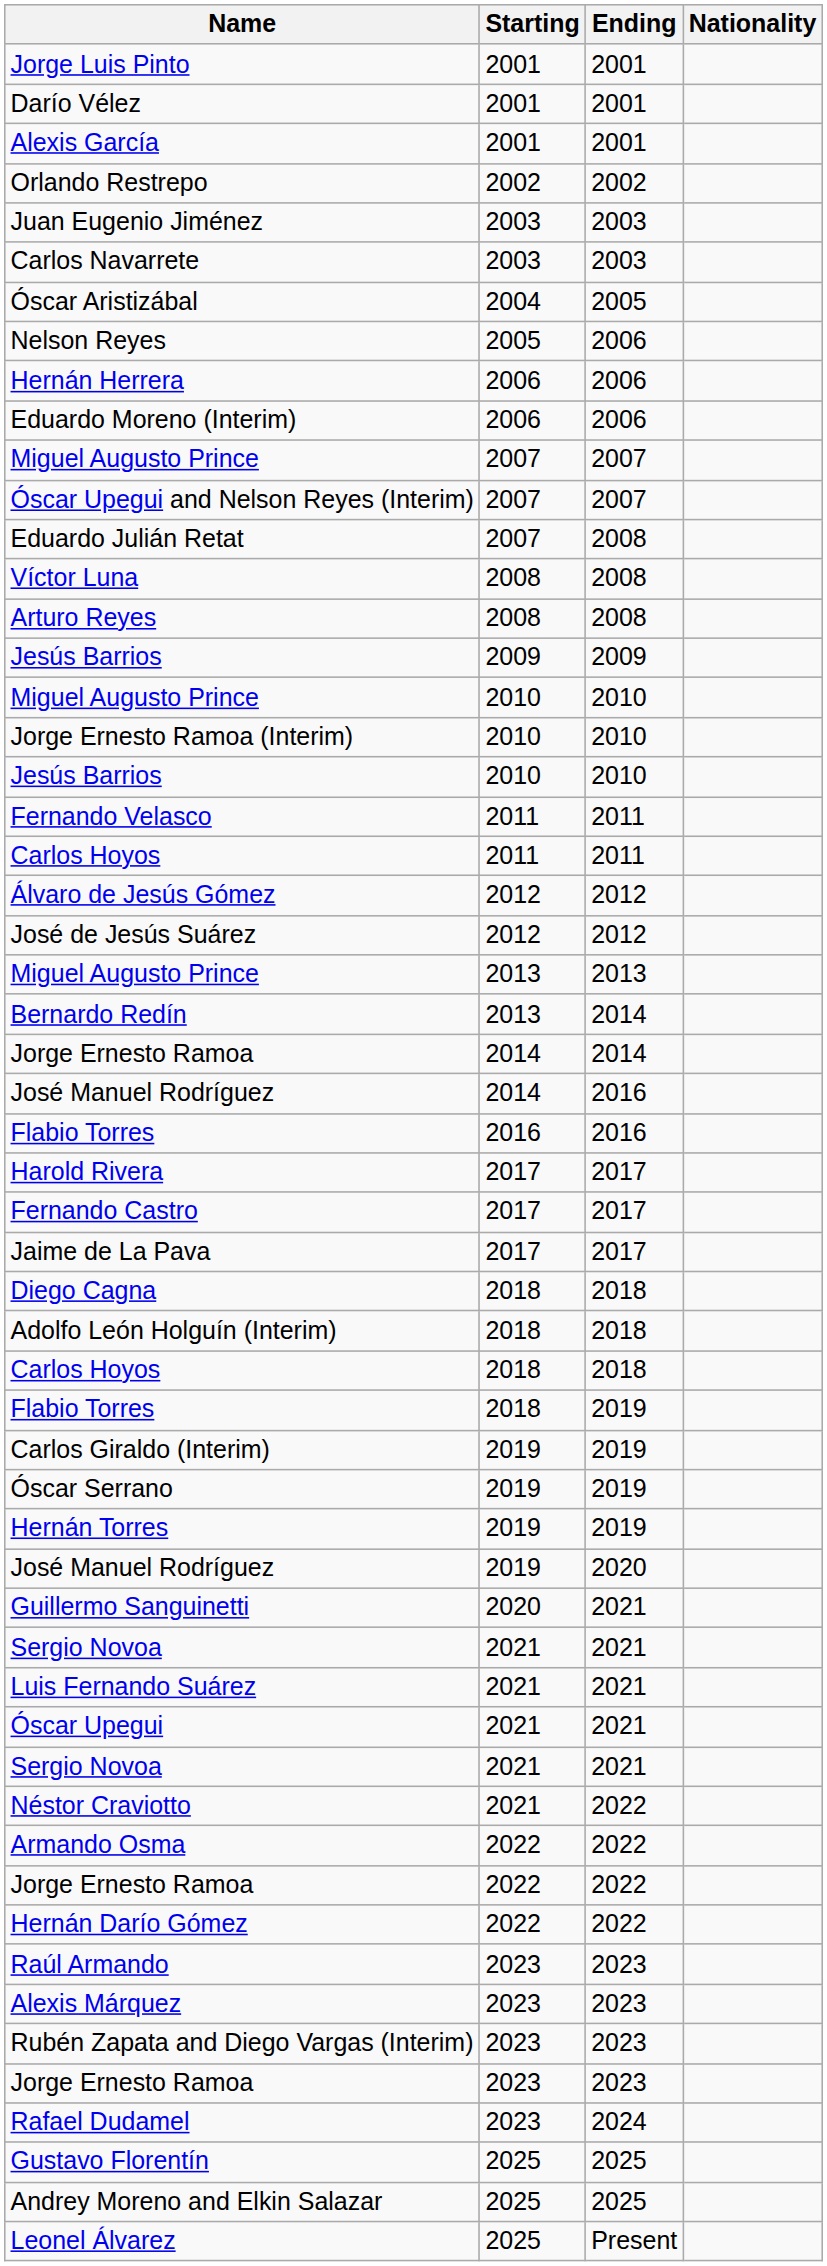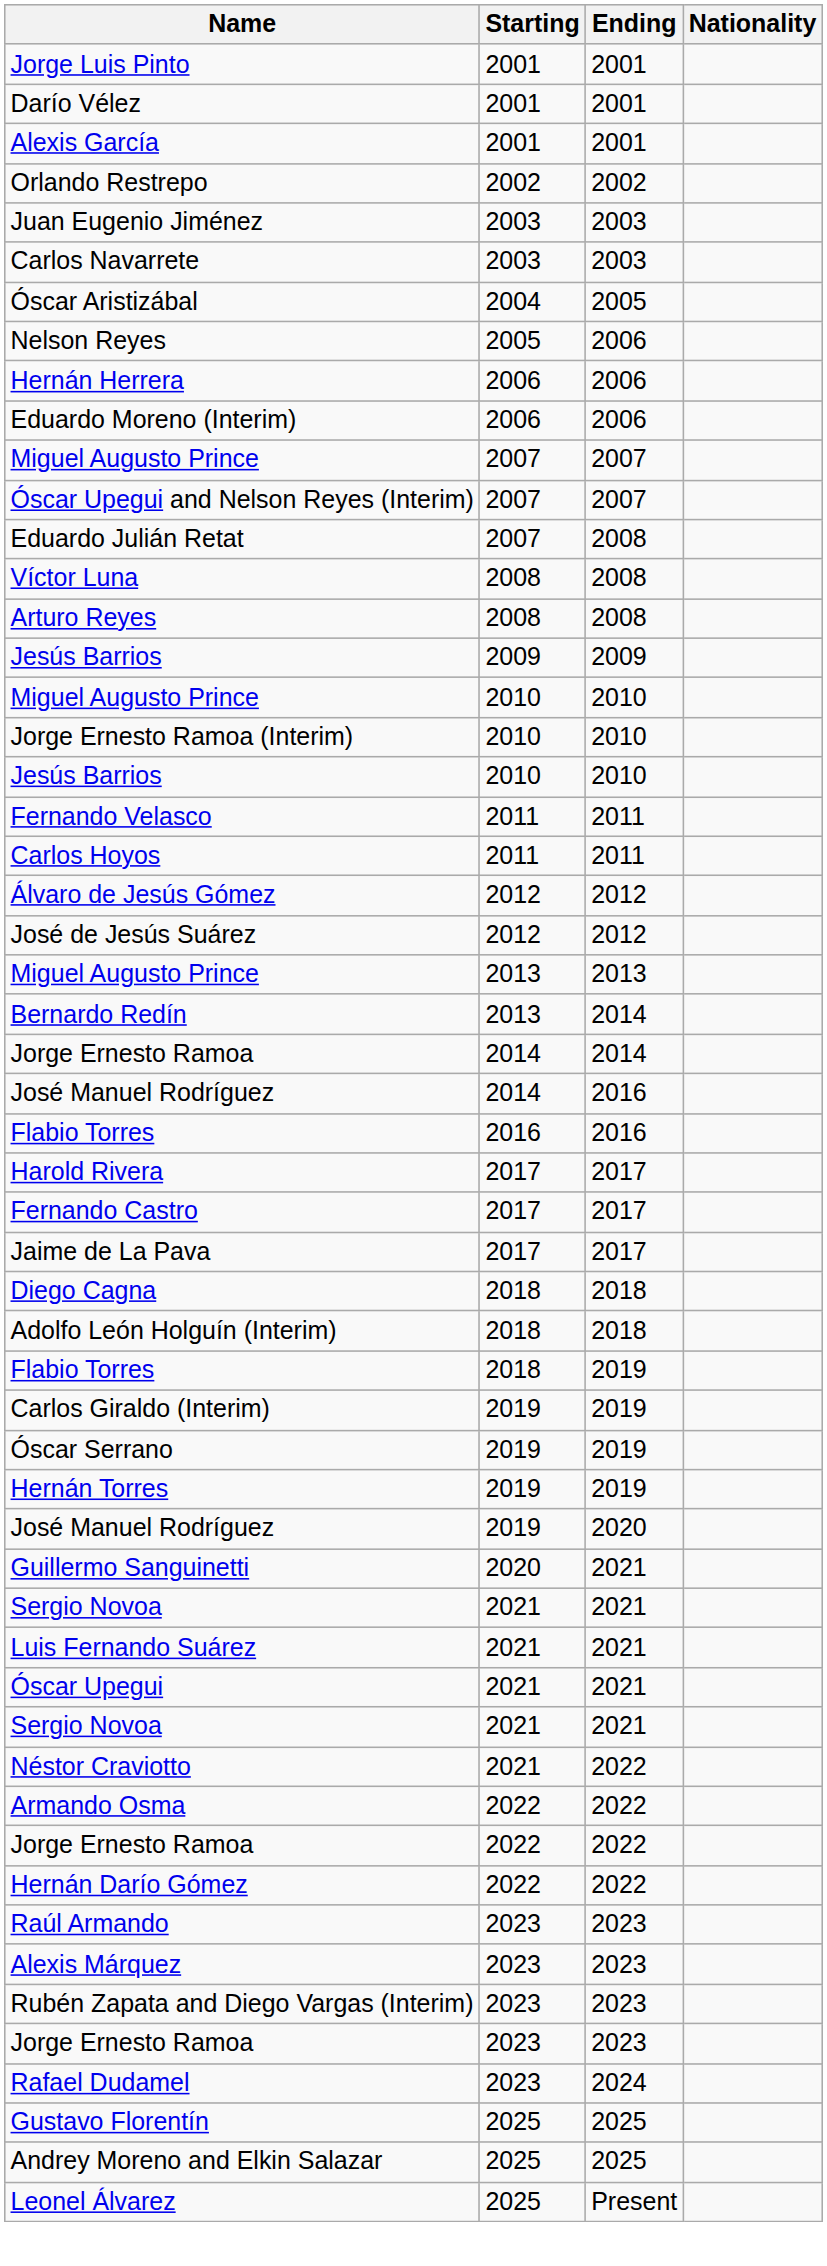- row: (85, 1370)
